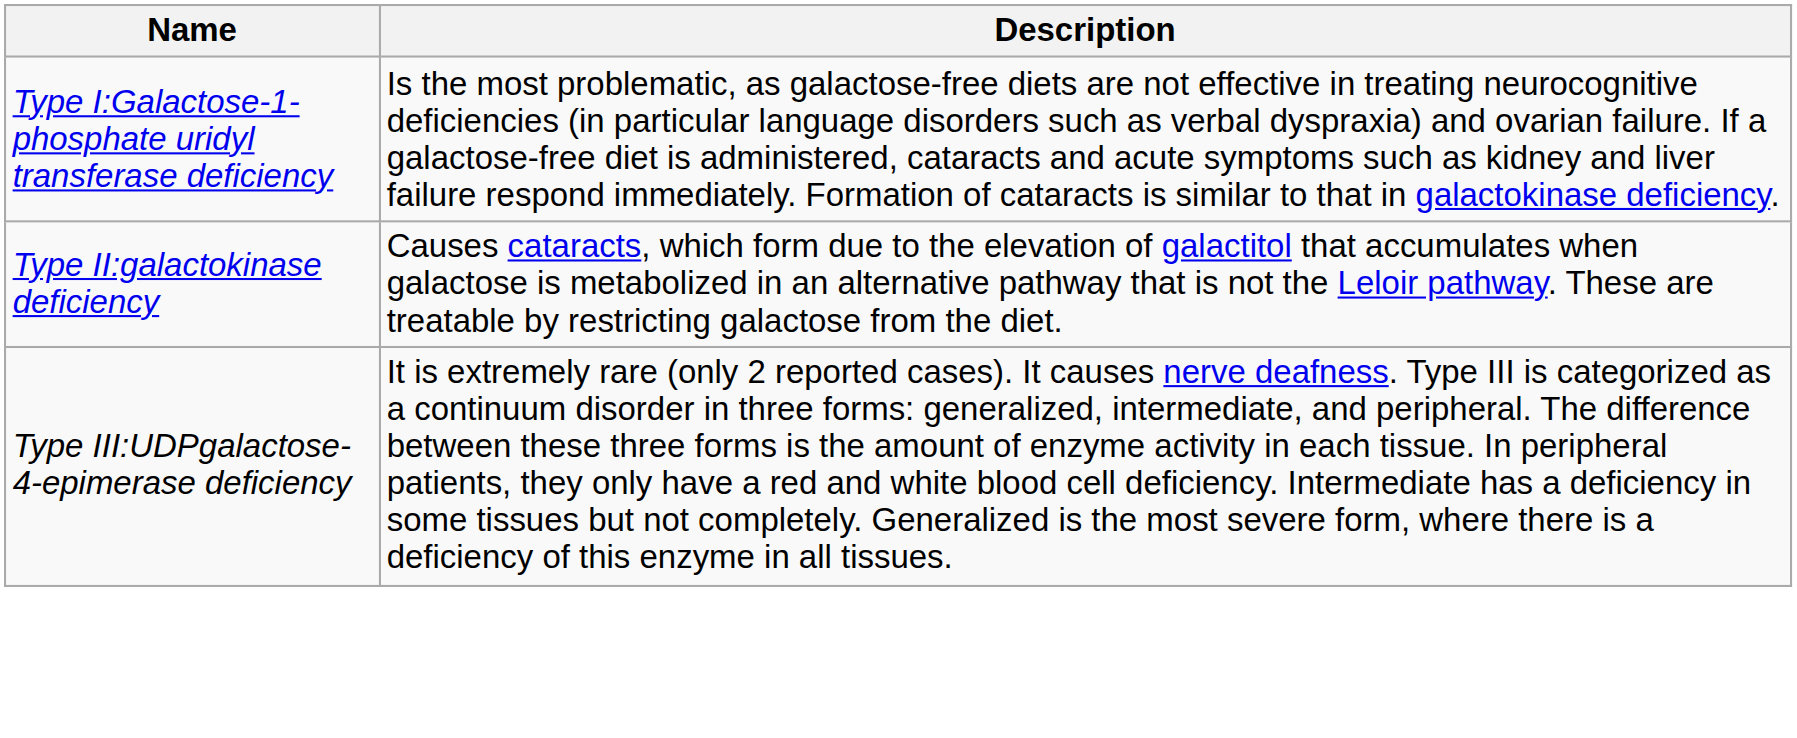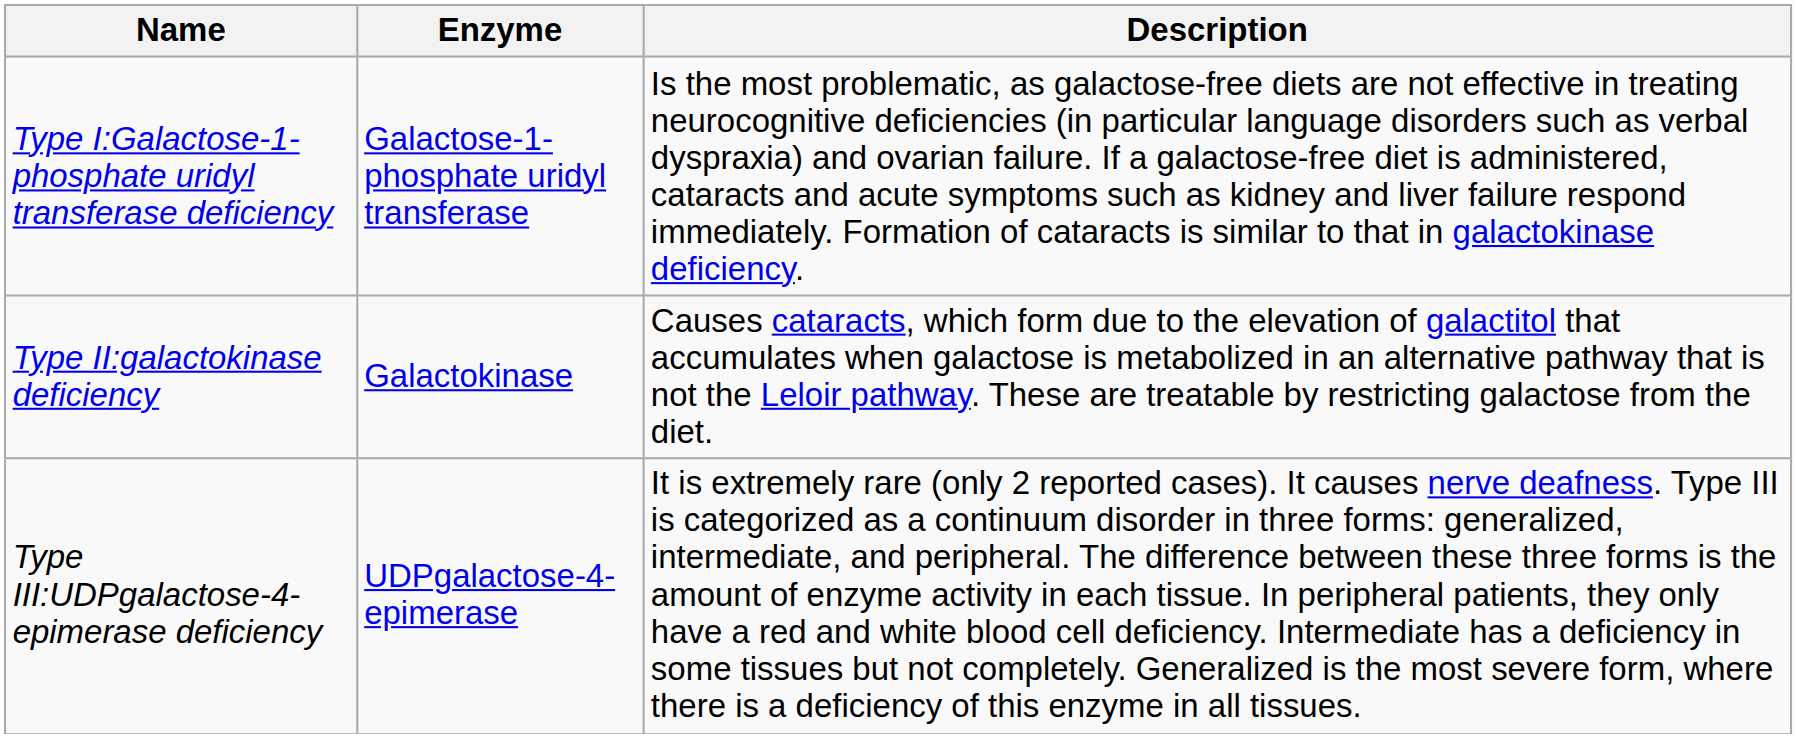+ column: (500, 30)
